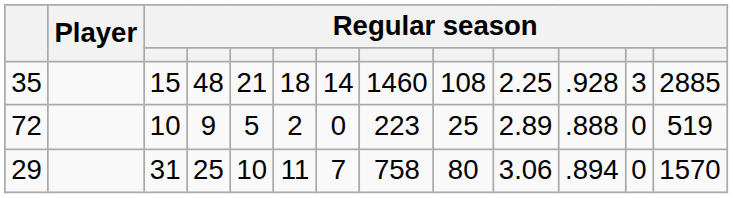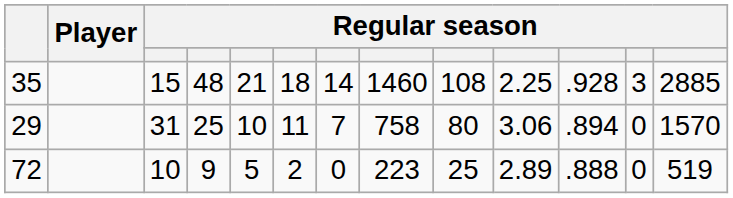rows swapped: (27, 169) <-> (27, 126)
